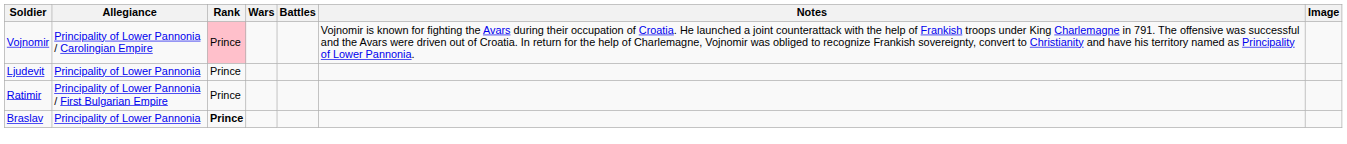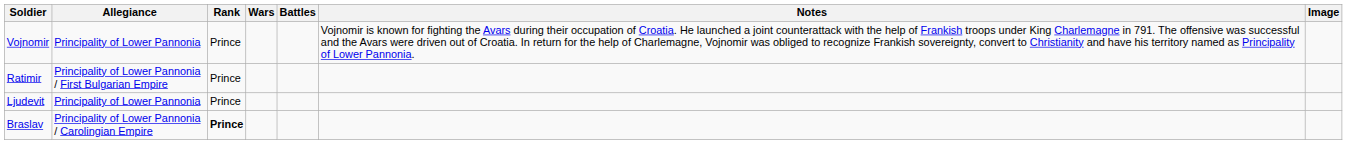(127, 42) Principality of Lower Pannonia / Carolingian Empire -> (127, 42) Principality of Lower Pannonia
(225, 42) pink background -> (225, 42) no background
rows swapped: (26, 72) <-> (24, 95)
(127, 118) Principality of Lower Pannonia -> (127, 124) Principality of Lower Pannonia / Carolingian Empire
